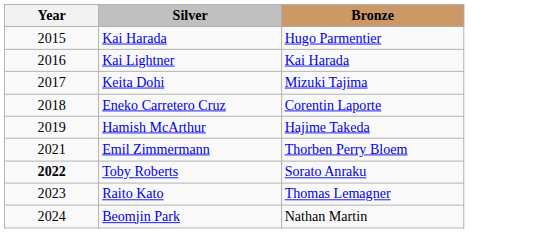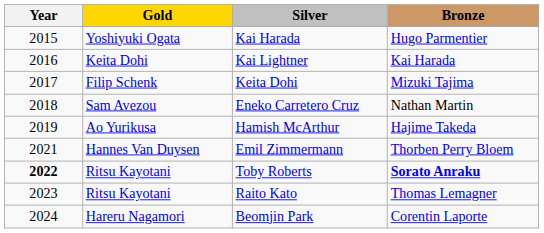+ column: (157, 15)
(333, 104) Corentin Laporte -> (432, 104) Nathan Martin
(326, 171) normal -> (436, 171) bold
(326, 216) Nathan Martin -> (439, 216) Corentin Laporte
